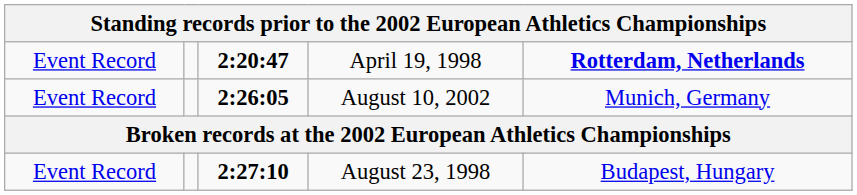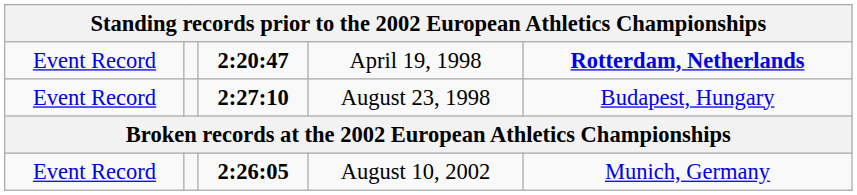rows swapped: (416, 171) <-> (416, 96)
